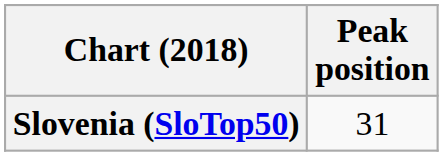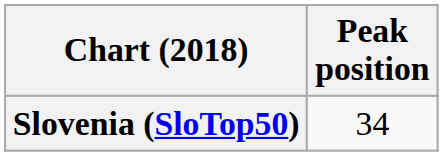(372, 122) 31 -> (372, 122) 34
